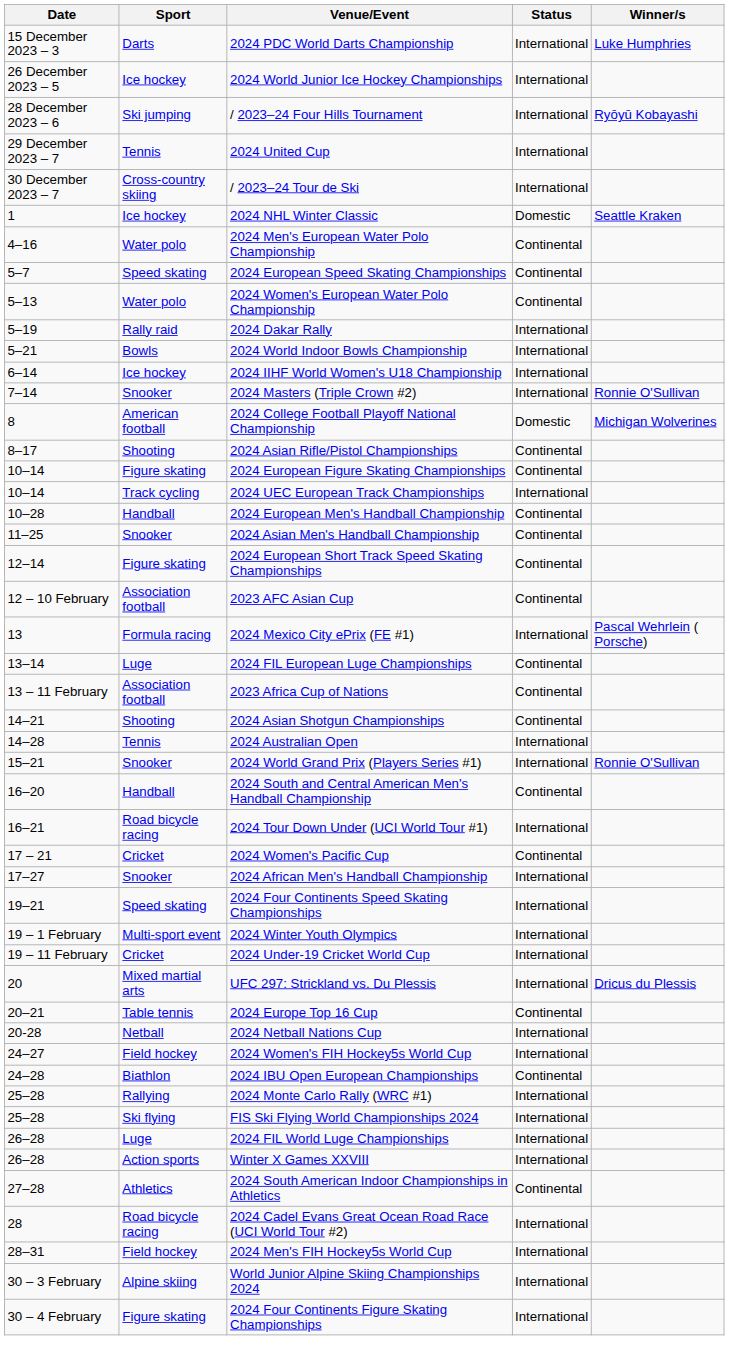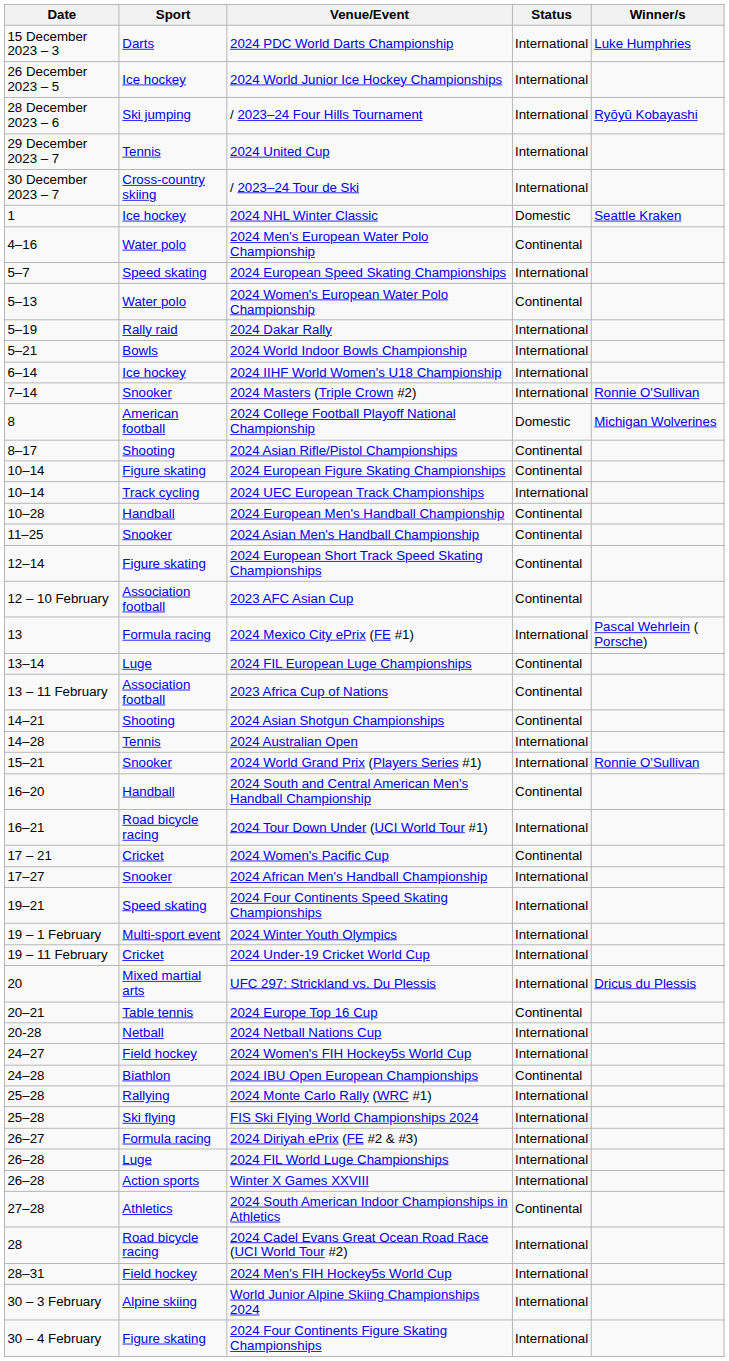(549, 273) Continental -> (552, 273) International
+ row: (324, 1138)
